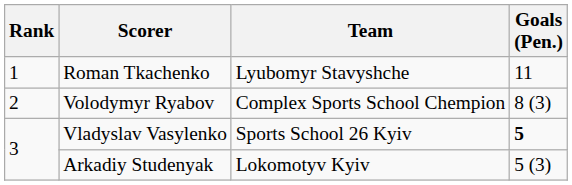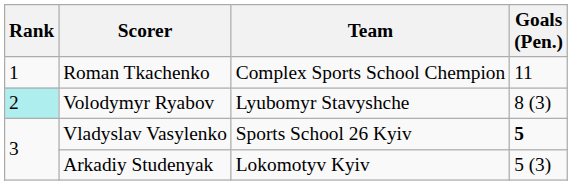(323, 72) Lyubomyr Stavyshche -> (370, 72) Complex Sports School Chempion
(14, 103) no background -> (14, 103) paleturquoise background
(370, 103) Complex Sports School Chempion -> (323, 103) Lyubomyr Stavyshche
